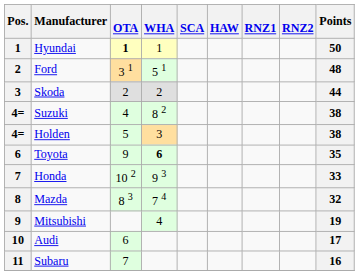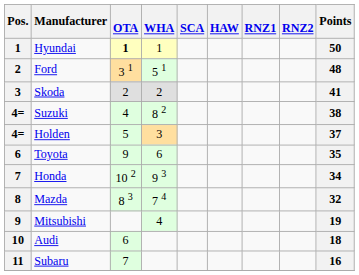(335, 91) 44 -> (335, 91) 41
(335, 134) 38 -> (335, 134) 37
(159, 154) bold -> (159, 154) normal
(335, 175) 33 -> (335, 175) 34
(335, 240) 17 -> (335, 240) 18
